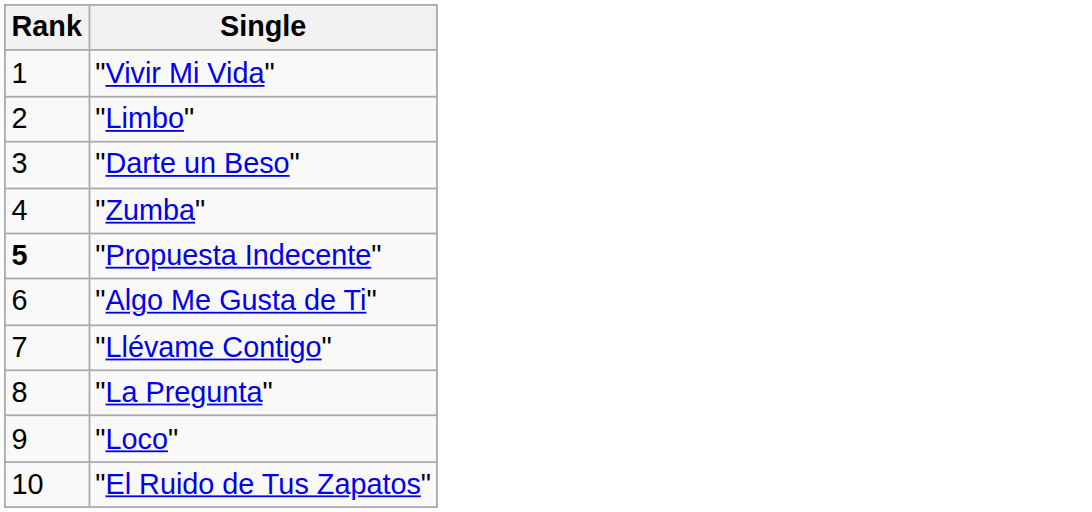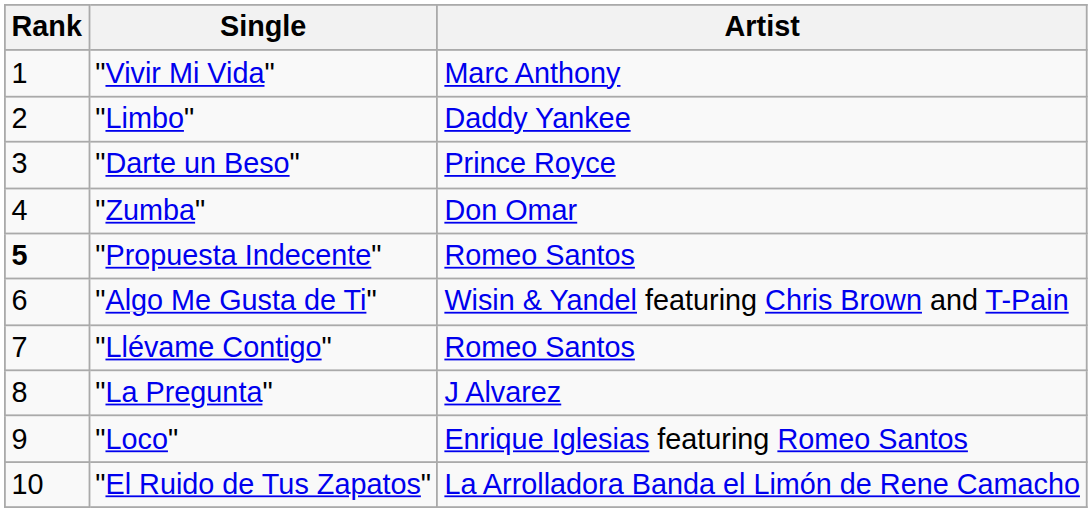+ column: (762, 27)
